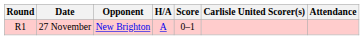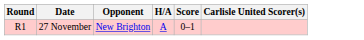- column: (333, 12)
